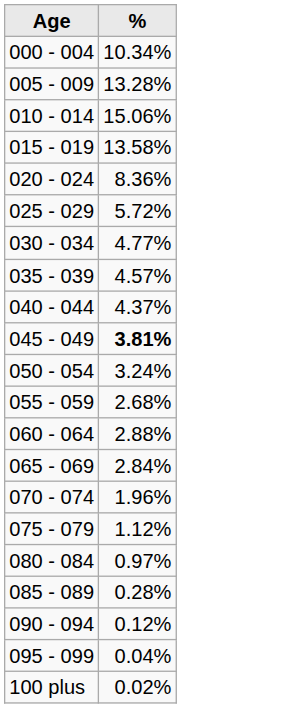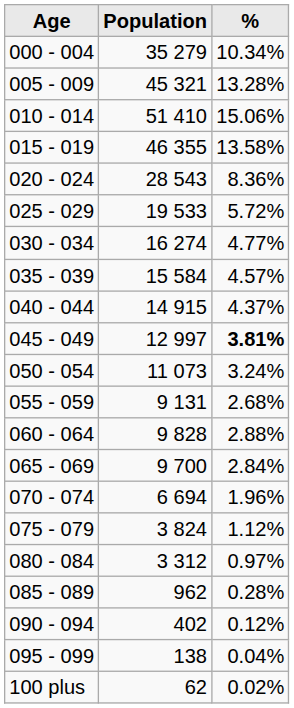+ column: (155, 21)
